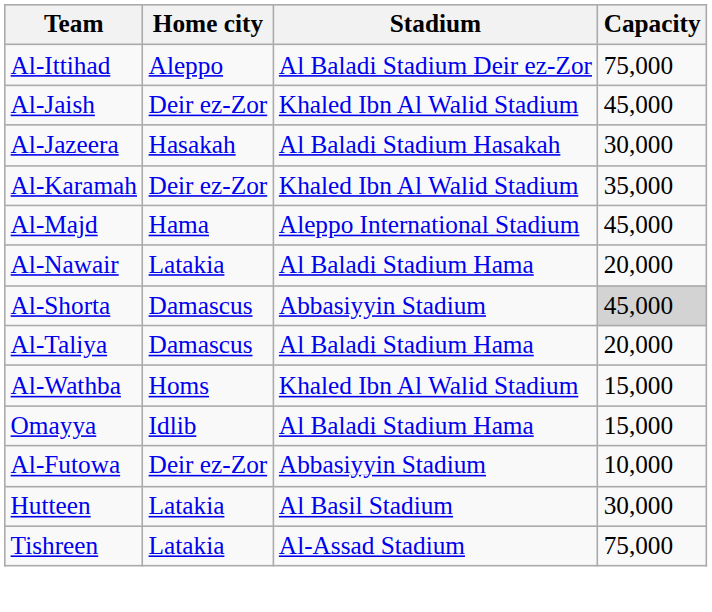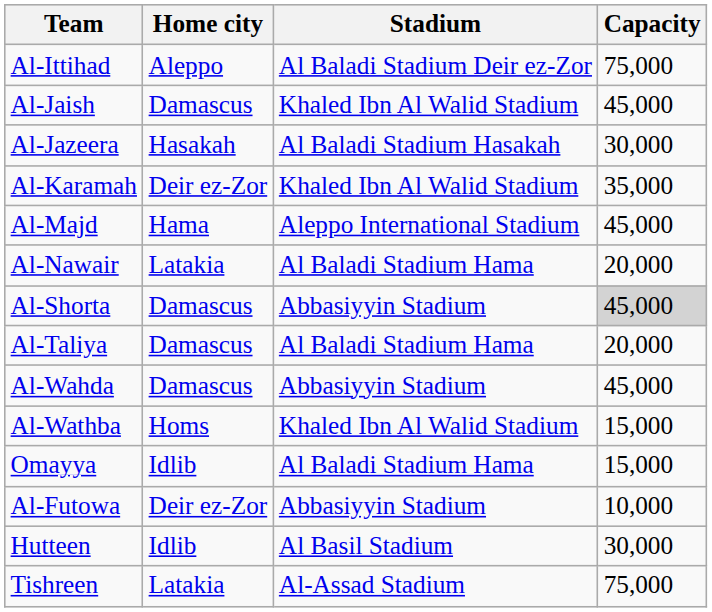(208, 104) Deir ez-Zor -> (201, 104) Damascus
+ row: (62, 385)
(187, 505) Latakia -> (172, 545) Idlib
